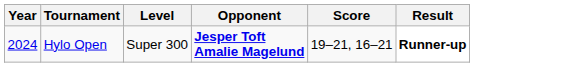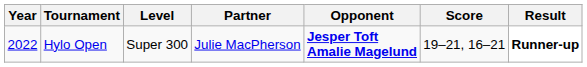+ column: (248, 15)
(22, 44) 2024 -> (22, 44) 2022
